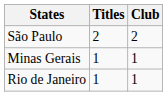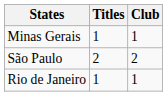rows swapped: (35, 36) <-> (44, 58)
